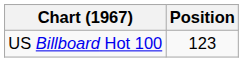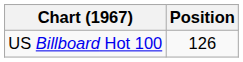(202, 43) 123 -> (202, 43) 126
